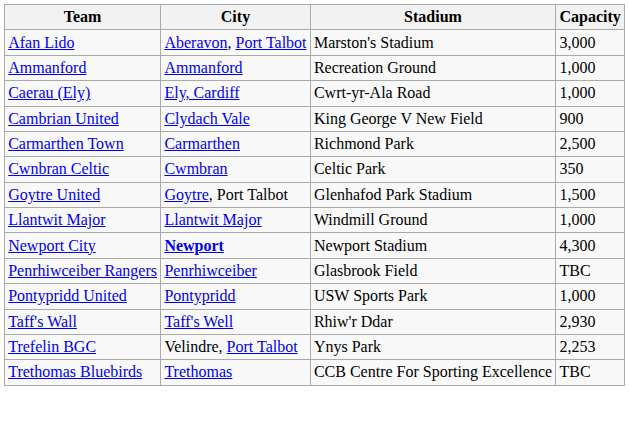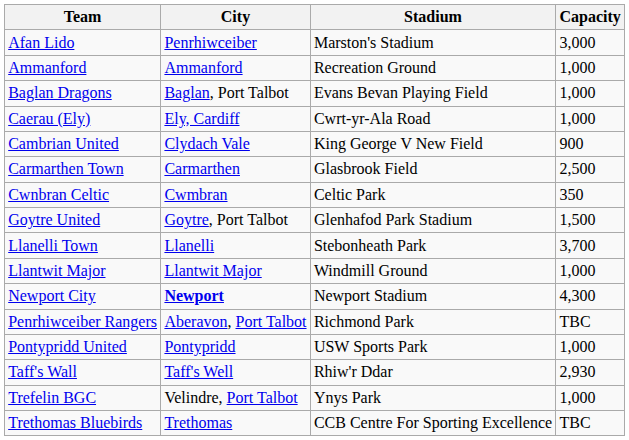(235, 42) Aberavon, Port Talbot -> (211, 42) Penrhiwceiber
+ row: (60, 93)
(364, 144) Richmond Park -> (366, 169) Glasbrook Field
+ row: (53, 245)
(211, 270) Penrhiwceiber -> (235, 321) Aberavon, Port Talbot
(366, 270) Glasbrook Field -> (364, 321) Richmond Park
(577, 347) 2,253 -> (577, 397) 1,000
